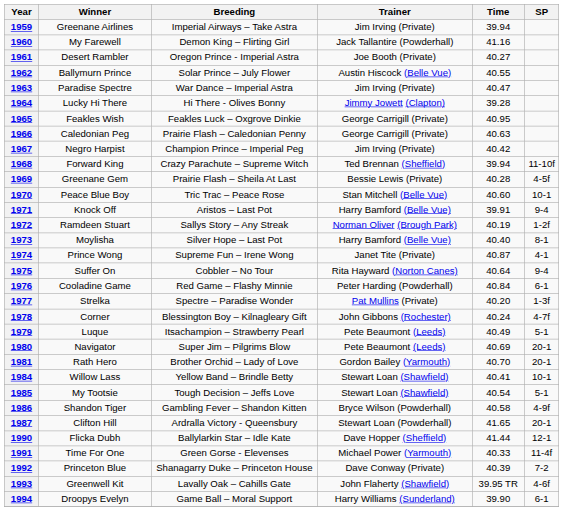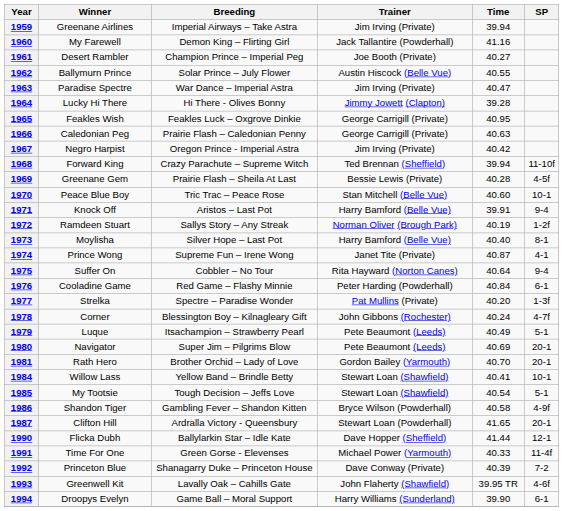(234, 57) Oregon Prince - Imperial Astra -> (234, 57) Champion Prince – Imperial Peg
(234, 149) Champion Prince – Imperial Peg -> (234, 149) Oregon Prince - Imperial Astra
